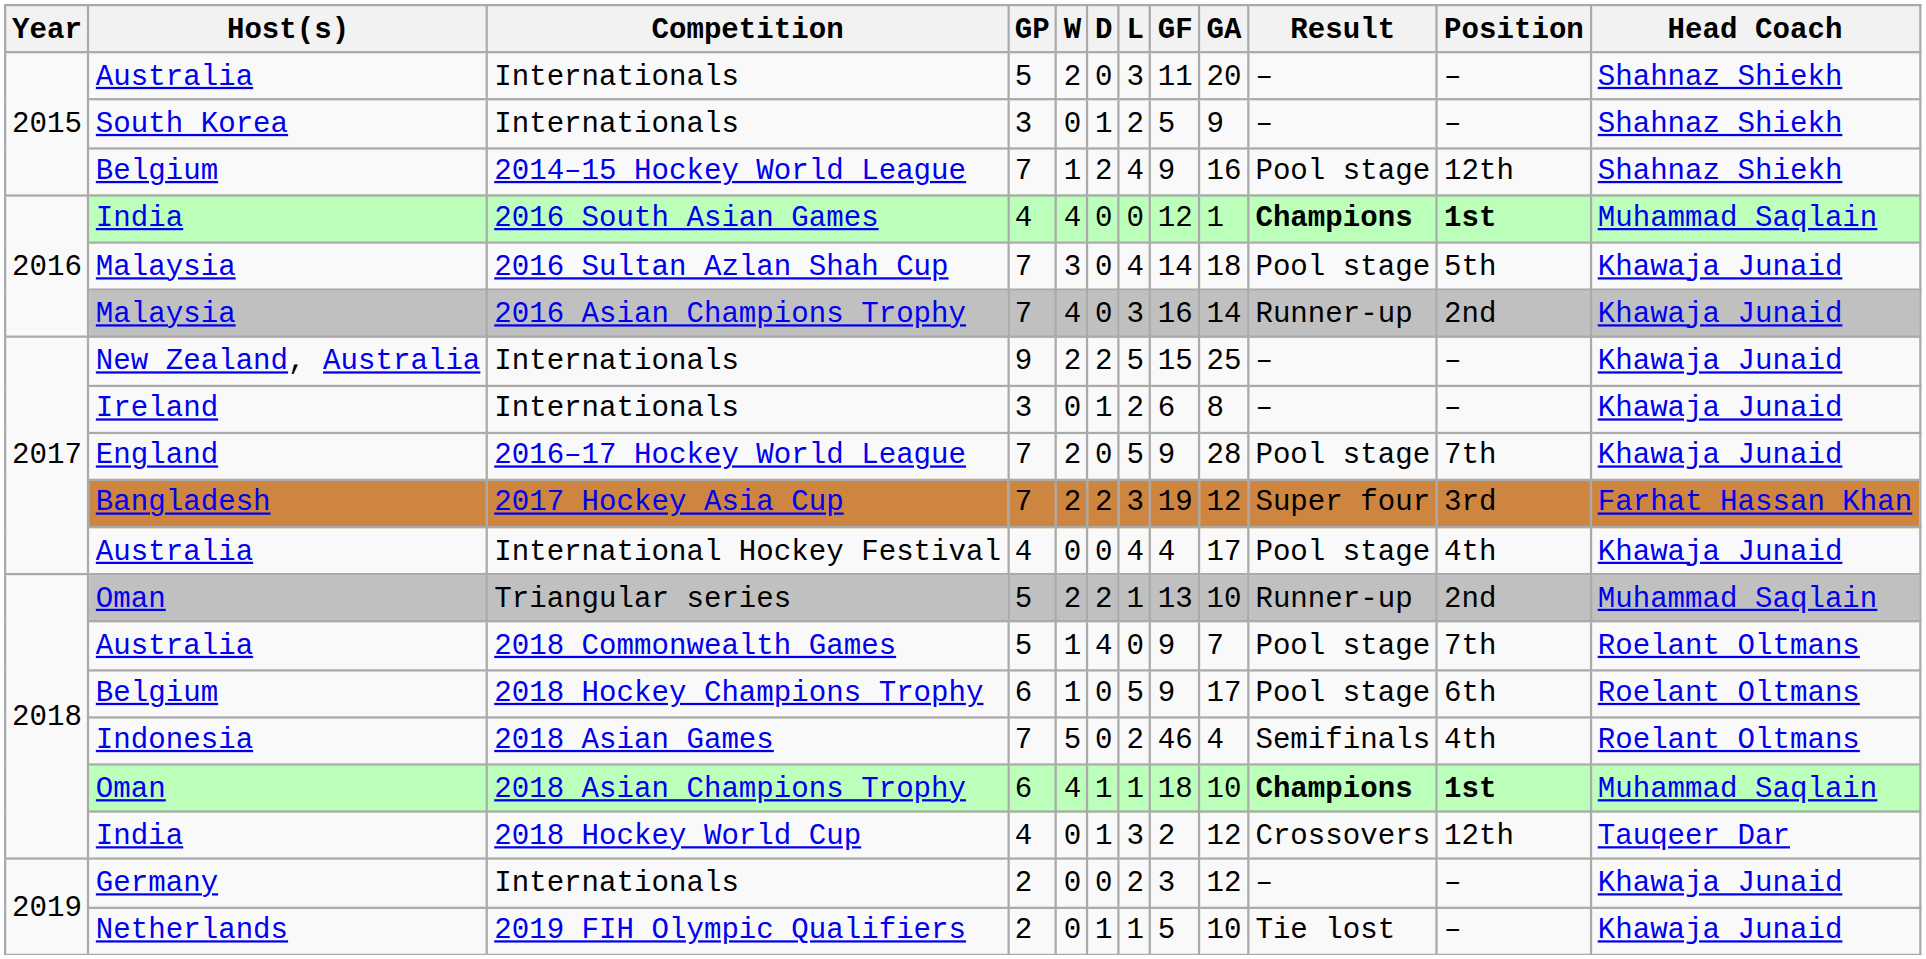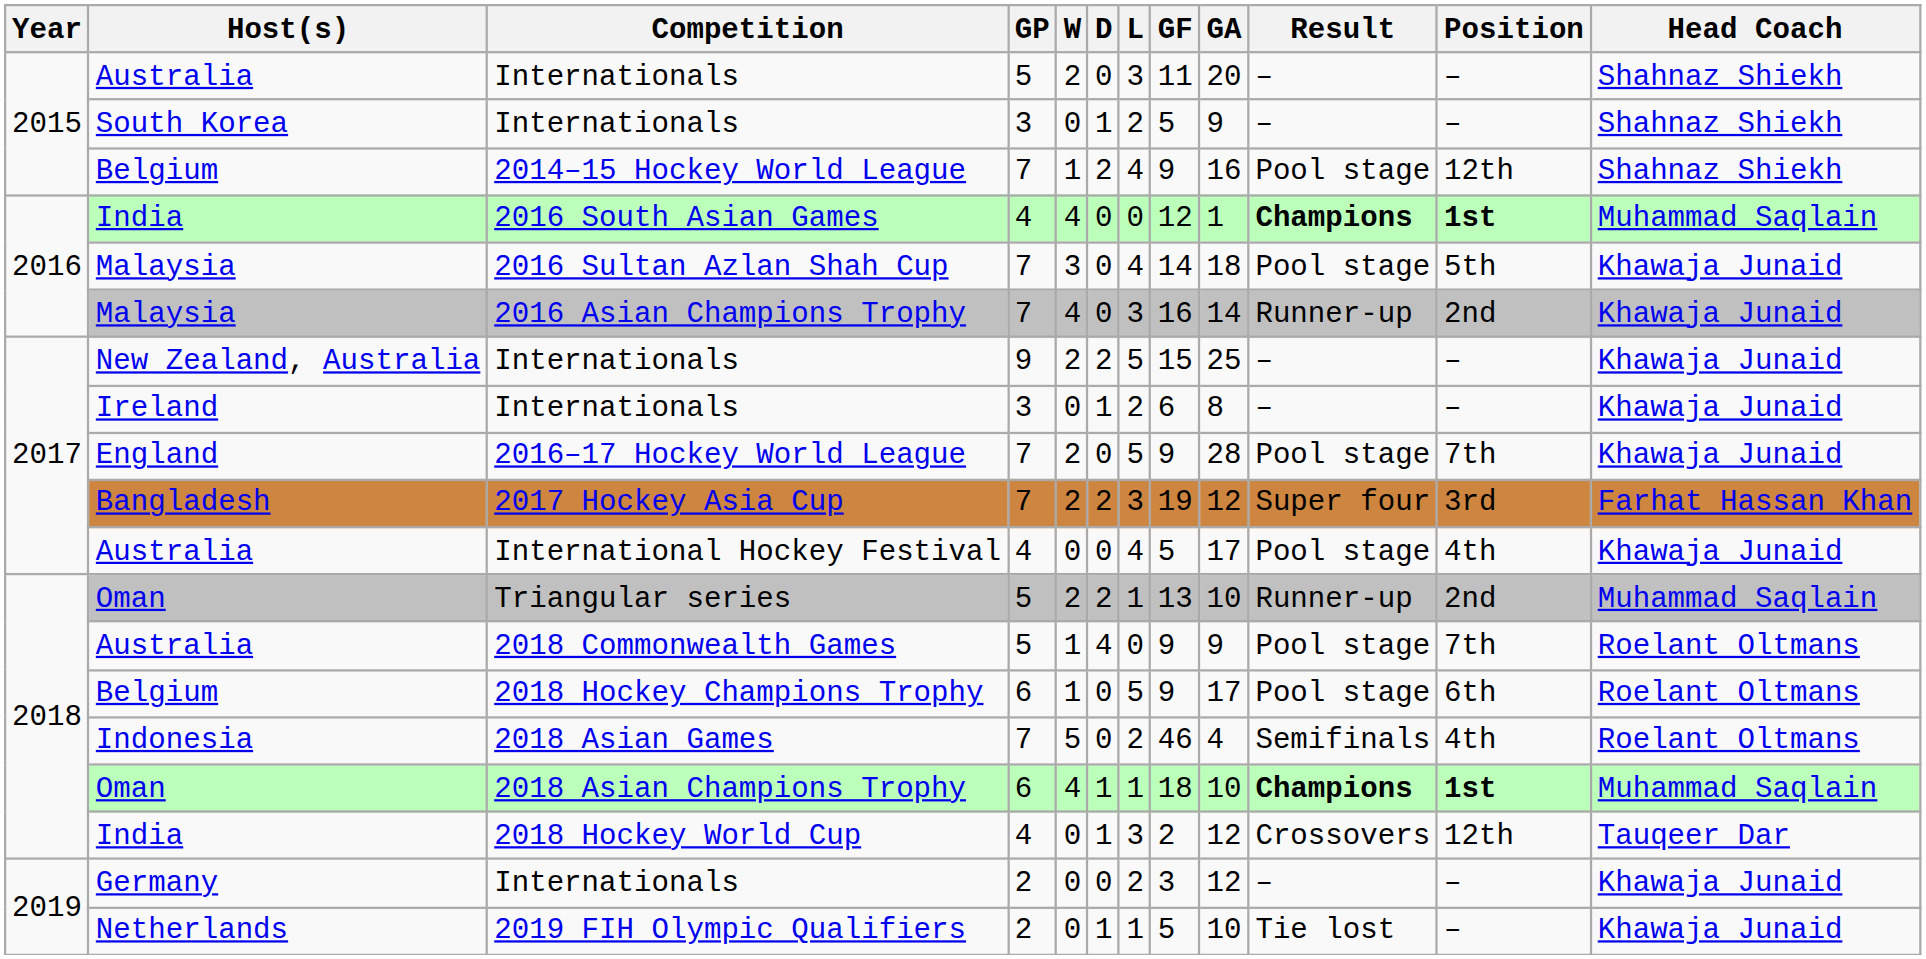(1167, 551) 4 -> (1167, 551) 5
(1215, 646) 7 -> (1215, 646) 9
